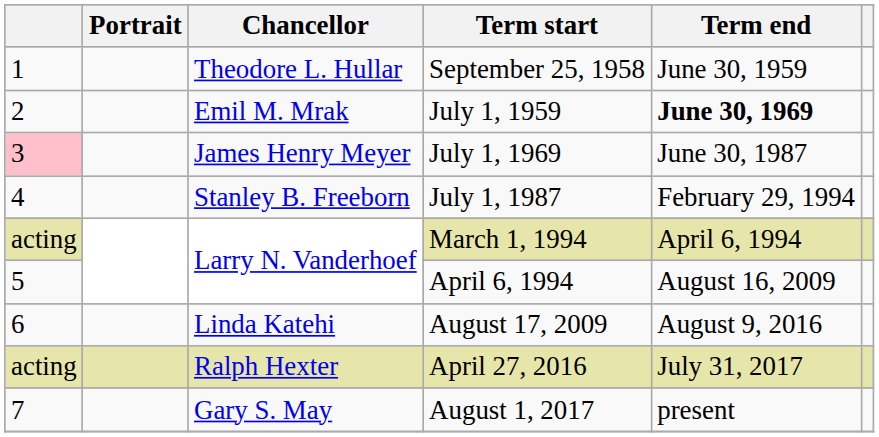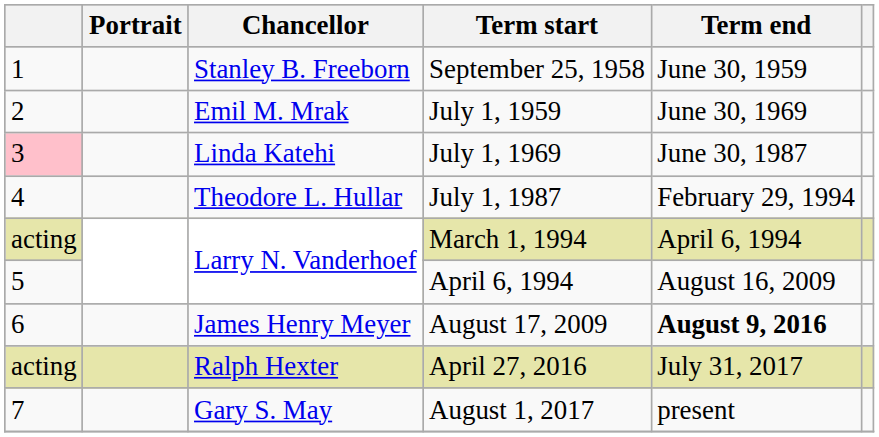(298, 68) Theodore L. Hullar -> (302, 68) Stanley B. Freeborn
(735, 111) bold -> (732, 111) normal
(302, 153) James Henry Meyer -> (265, 153) Linda Katehi
(302, 196) Stanley B. Freeborn -> (298, 196) Theodore L. Hullar
(265, 324) Linda Katehi -> (302, 324) James Henry Meyer
(740, 324) normal -> (742, 324) bold
